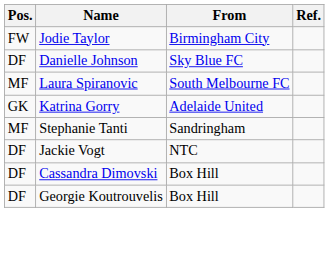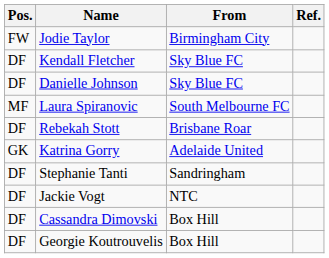+ row: (87, 60)
+ row: (79, 128)
(18, 128) MF -> (17, 173) DF
